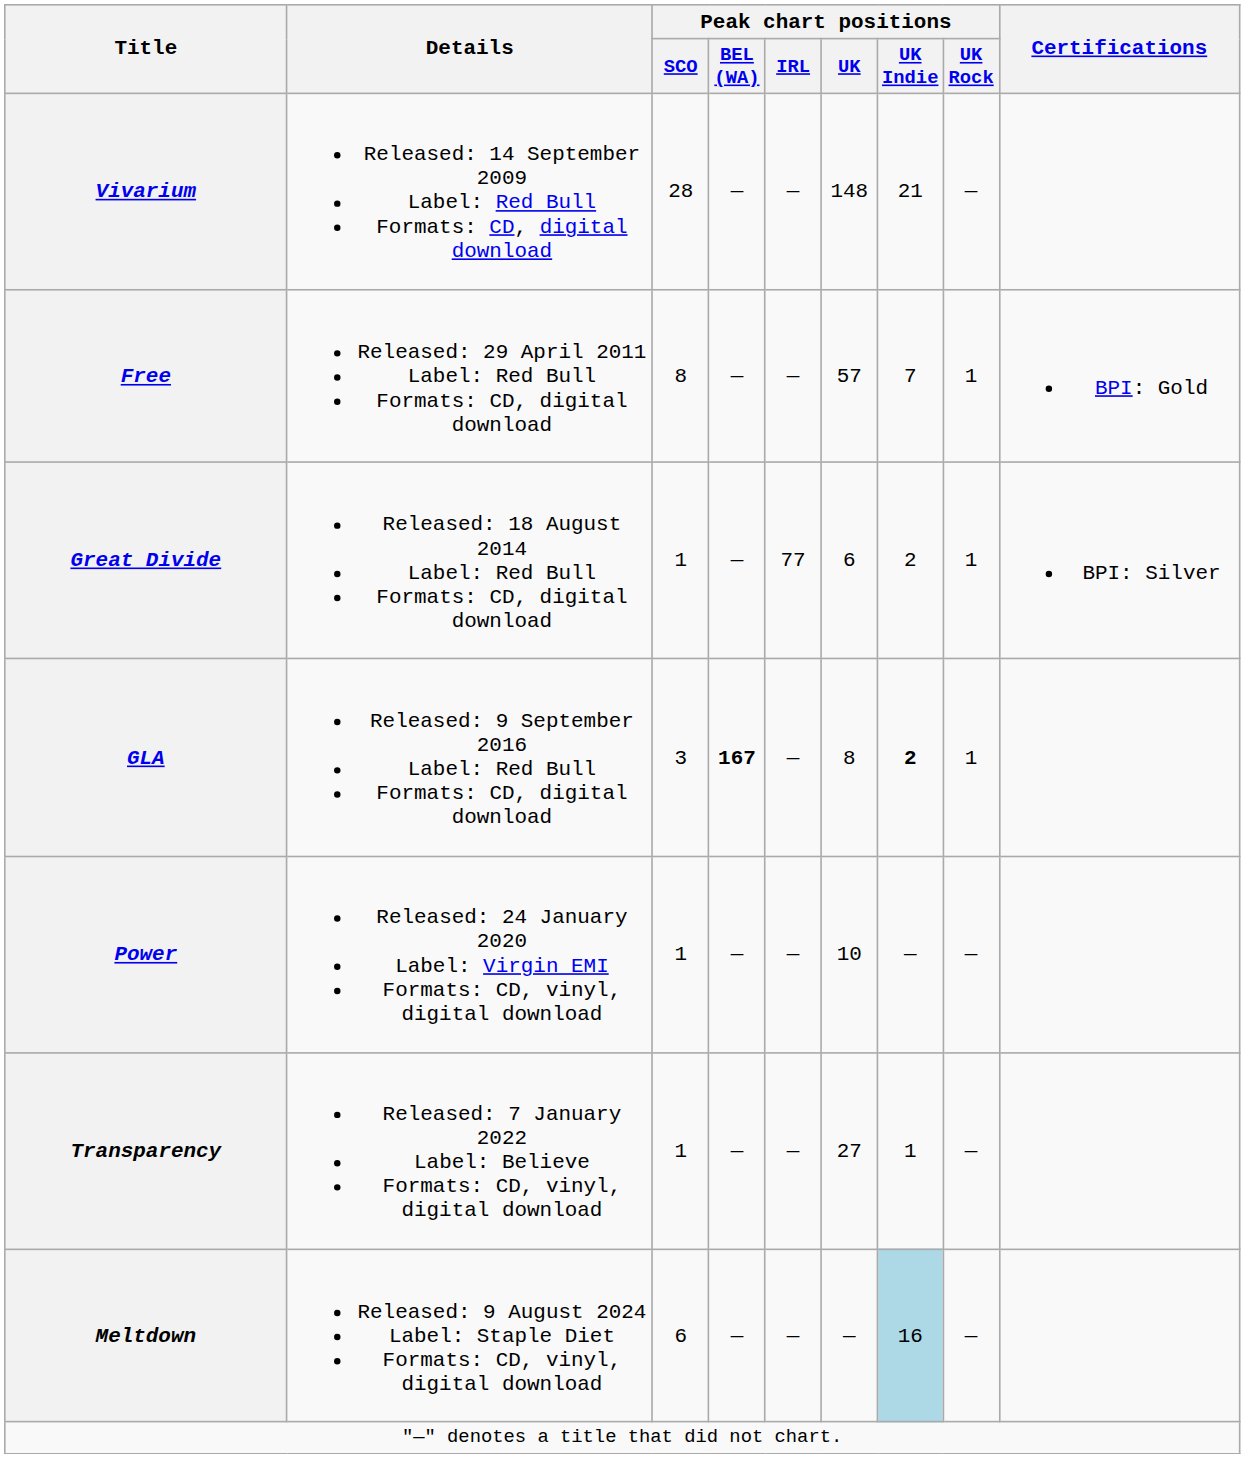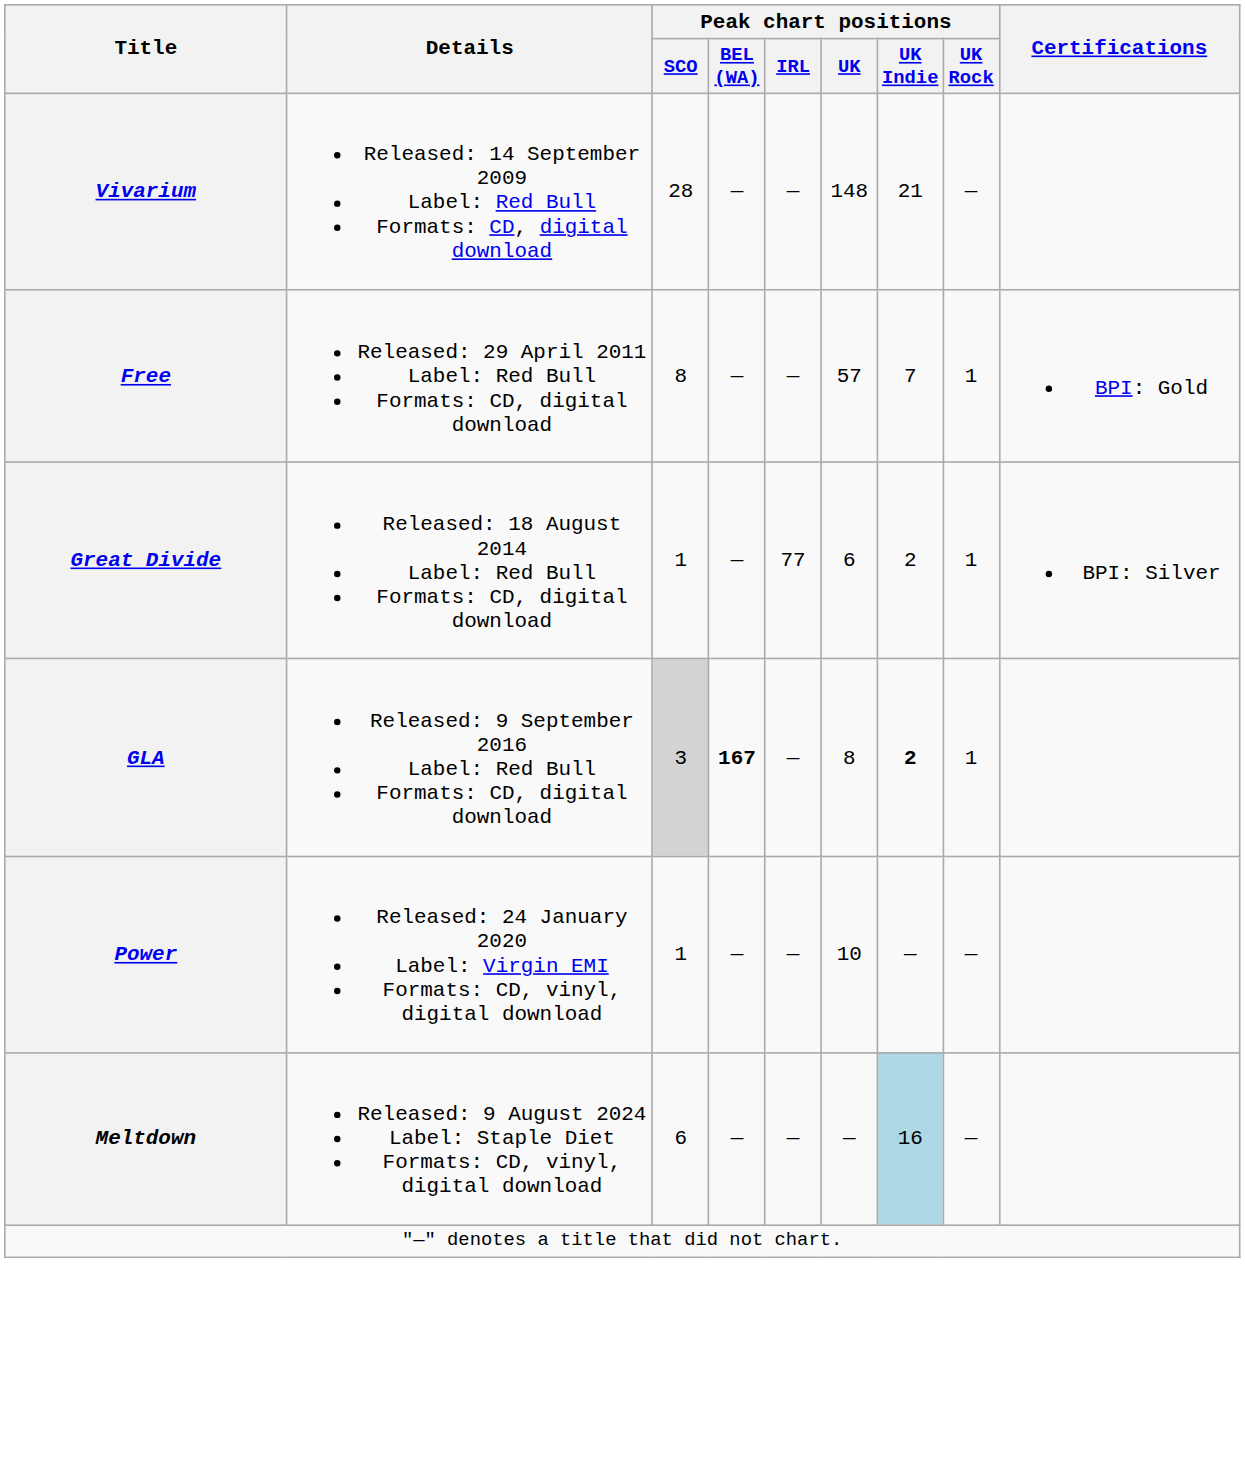(681, 757) no background -> (681, 757) lightgrey background
- row: (146, 1151)
